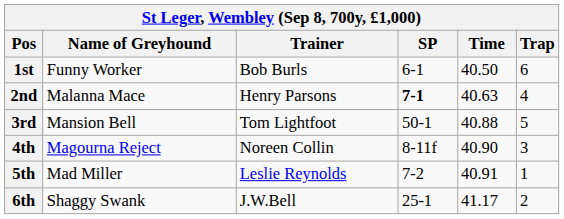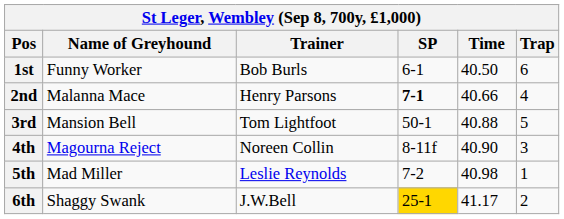(480, 95) 40.63 -> (480, 95) 40.66
(480, 174) 40.91 -> (480, 174) 40.98
(417, 200) no background -> (417, 200) gold background
